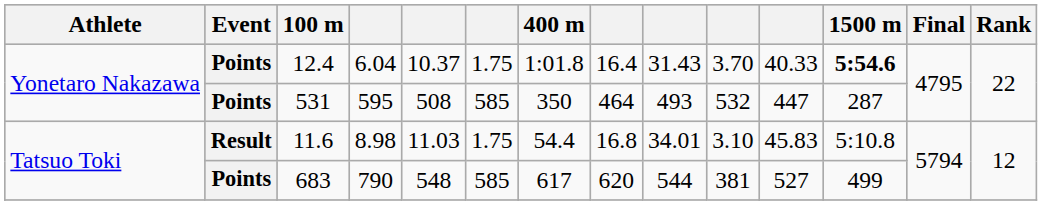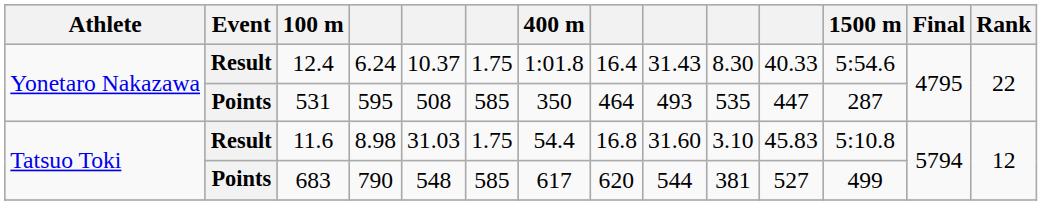(241, 63) Points -> (241, 63) Result
(375, 63) 6.04 -> (375, 63) 6.24
(733, 63) 3.70 -> (733, 63) 8.30
(865, 63) bold -> (865, 63) normal
(733, 102) 532 -> (733, 102) 535
(434, 141) 11.03 -> (434, 141) 31.03
(675, 141) 34.01 -> (675, 141) 31.60
